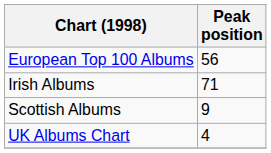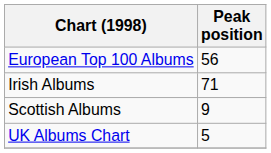(205, 135) 4 -> (205, 135) 5
